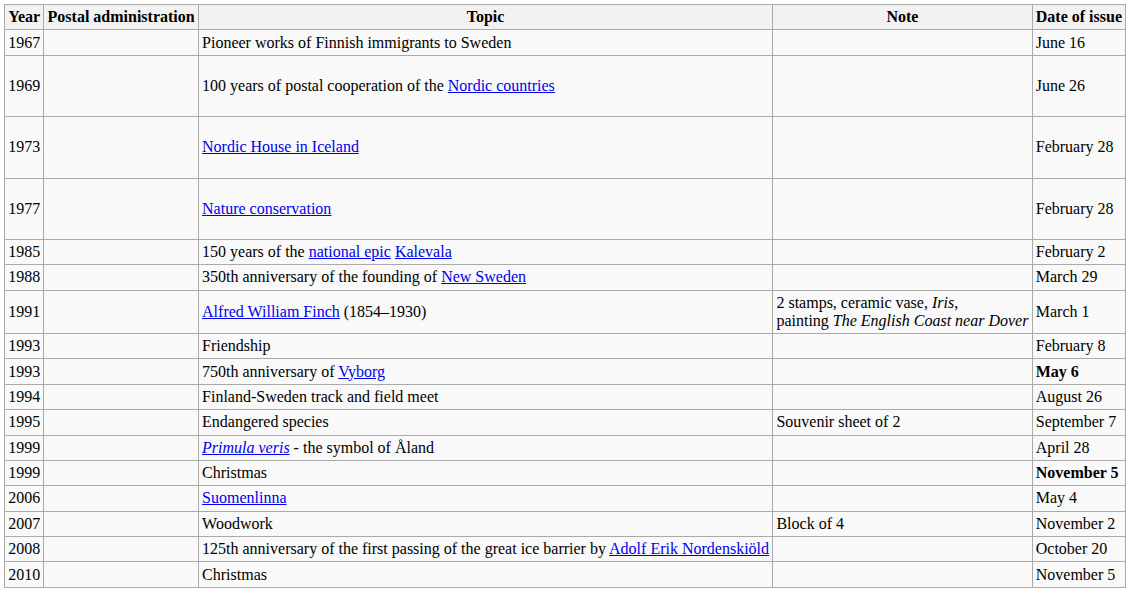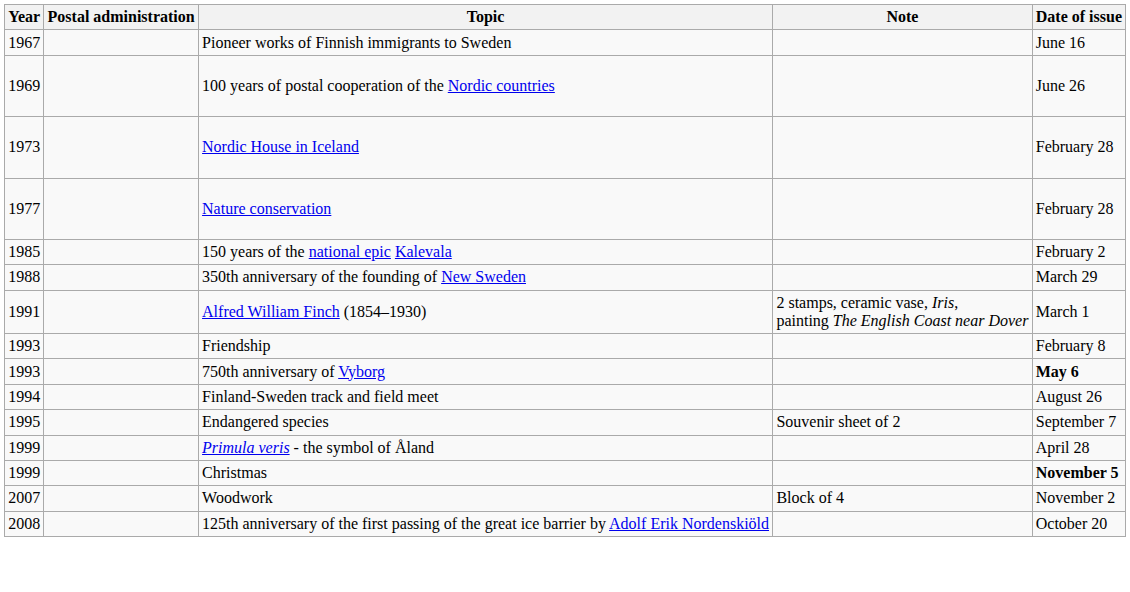- row: (24, 498)
- row: (24, 574)
